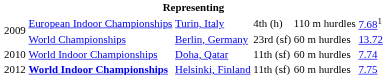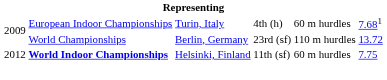(325, 23) 110 m hurdles -> (322, 23) 60 m hurdles
(322, 40) 60 m hurdles -> (325, 40) 110 m hurdles
- row: (202, 55)
